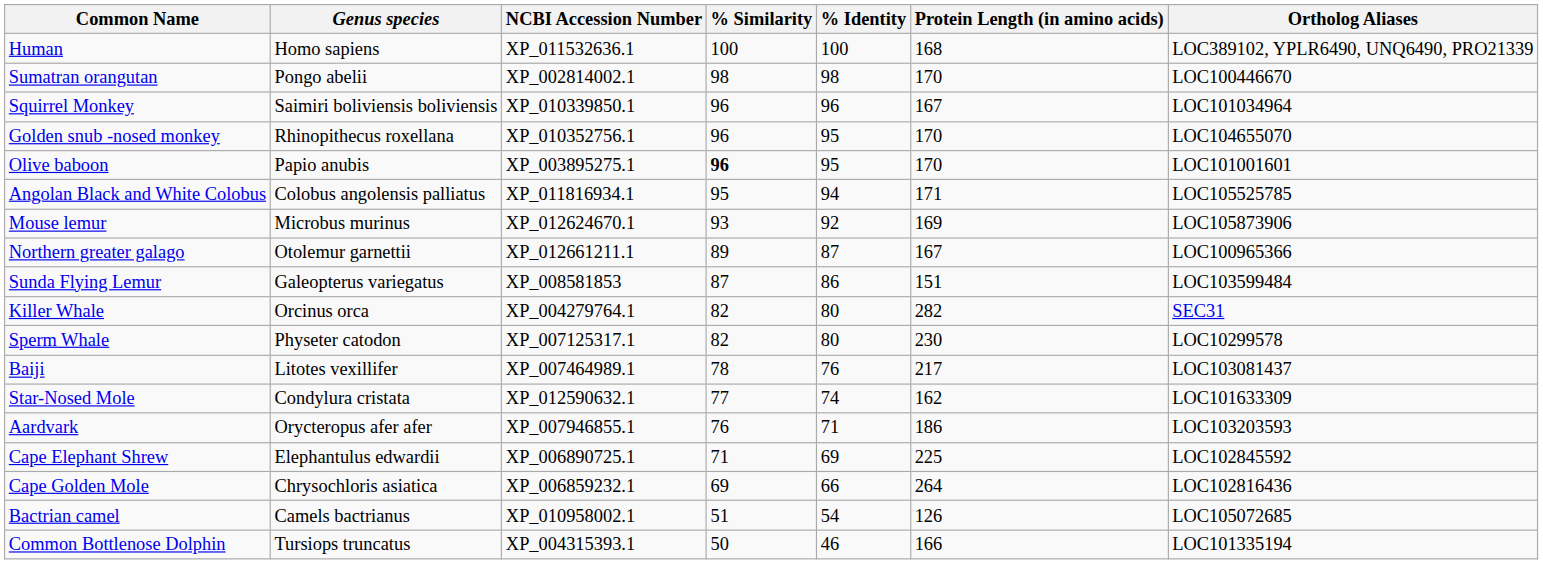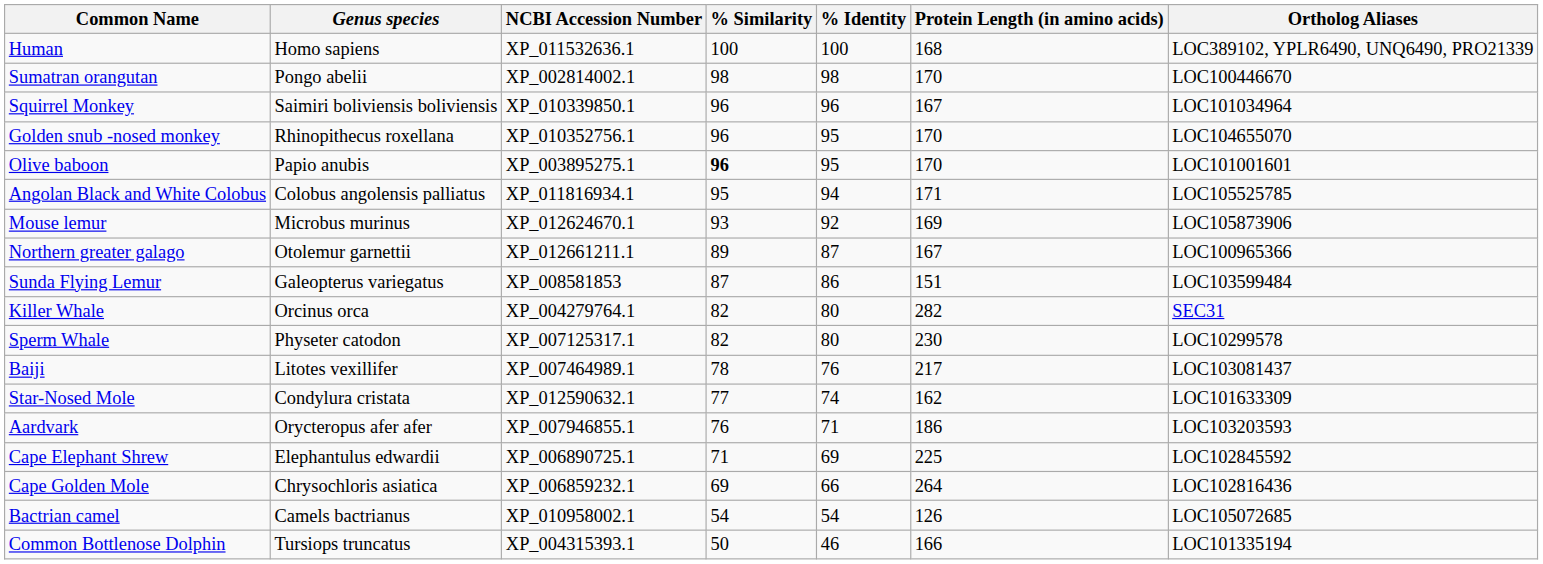(720, 515) 51 -> (720, 515) 54
